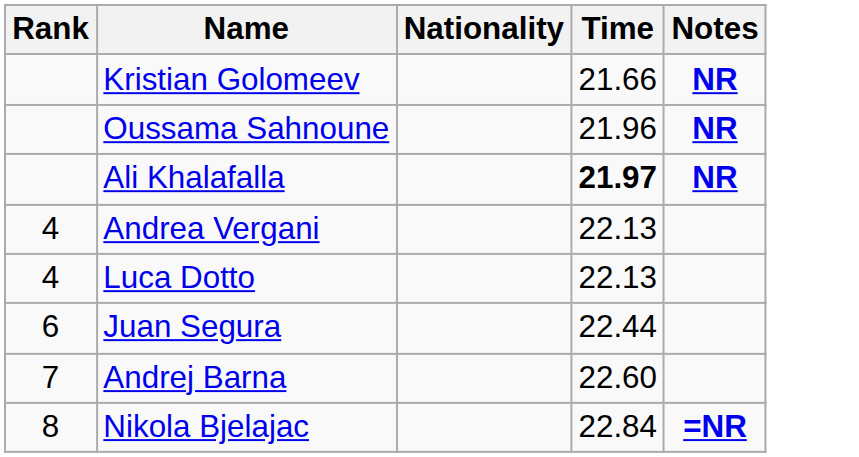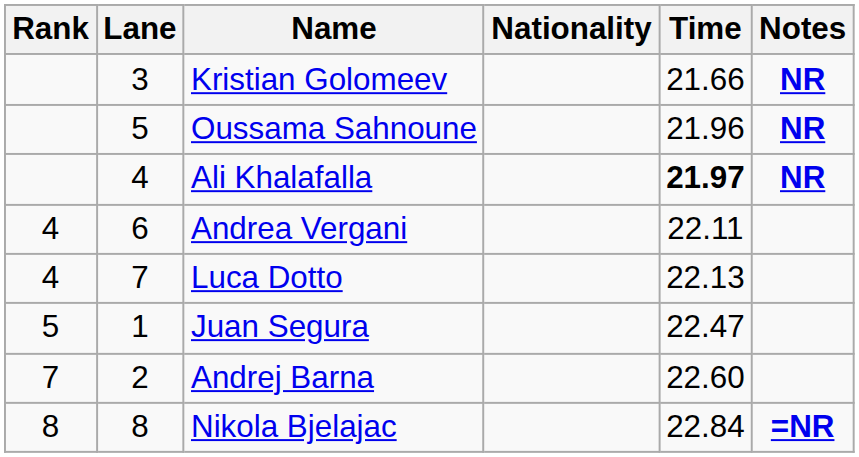+ column: (140, 29)
(618, 228) 22.13 -> (705, 228) 22.11
(51, 327) 6 -> (51, 327) 5
(618, 327) 22.44 -> (705, 327) 22.47
